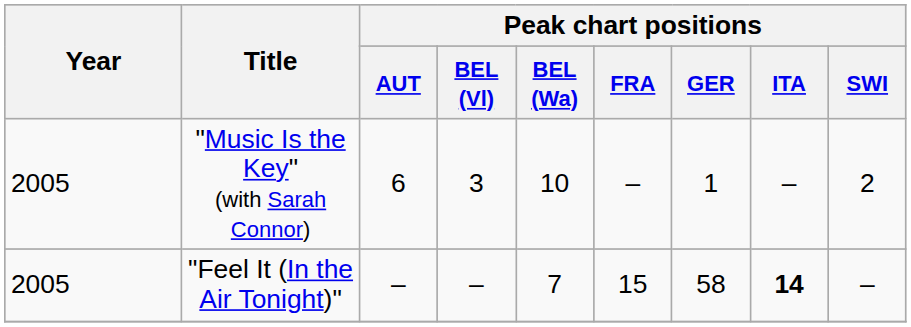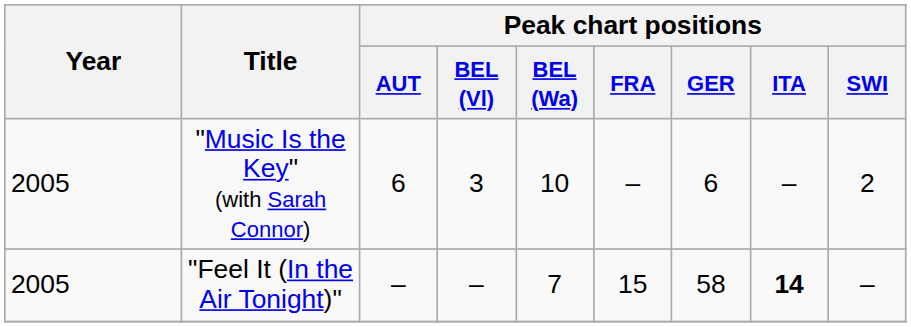(711, 183) 1 -> (711, 183) 6
